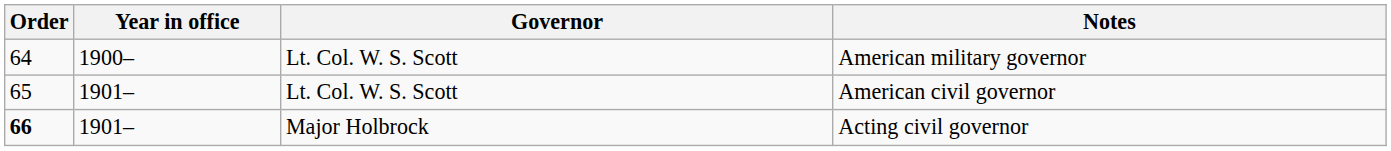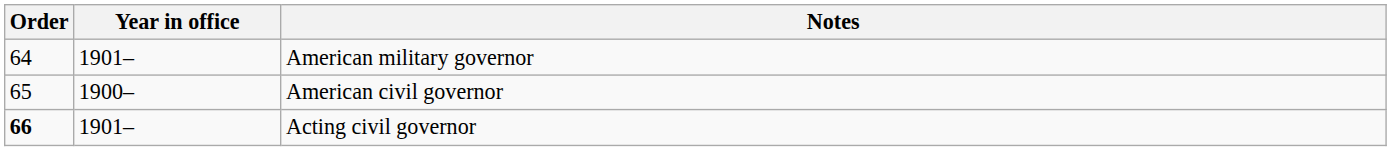- column: (557, 22)
(106, 57) 1900– -> (106, 57) 1901–
(106, 92) 1901– -> (106, 92) 1900–
